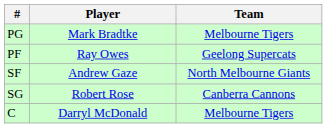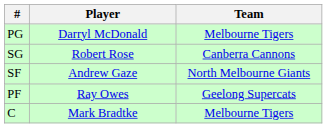(103, 34) Mark Bradtke -> (103, 34) Darryl McDonald
rows swapped: (15, 93) <-> (14, 53)
(103, 113) Darryl McDonald -> (103, 113) Mark Bradtke
